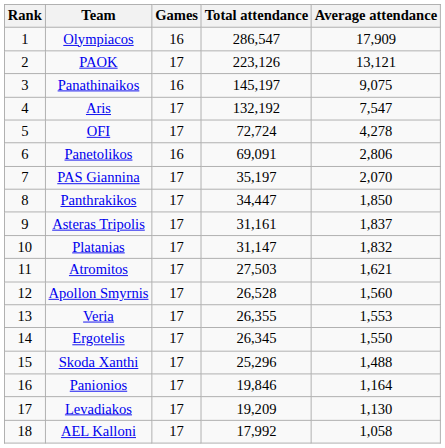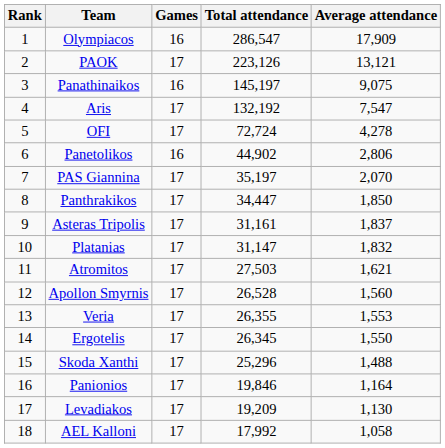(256, 154) 69,091 -> (256, 154) 44,902
